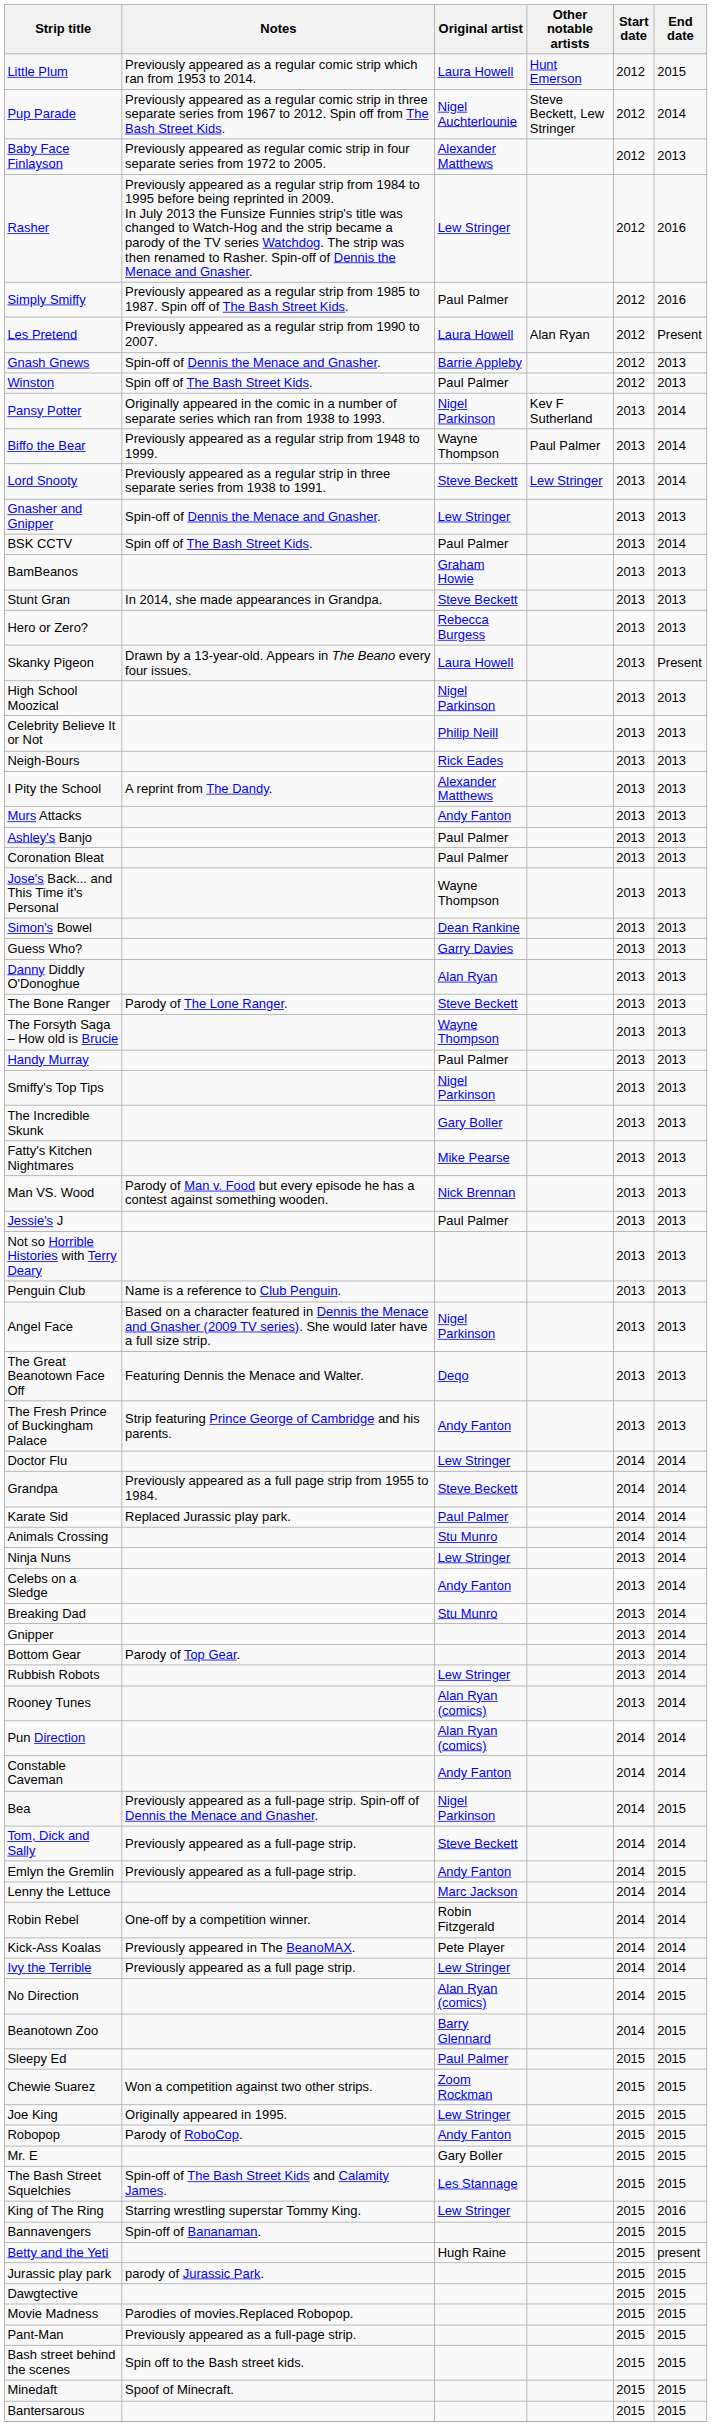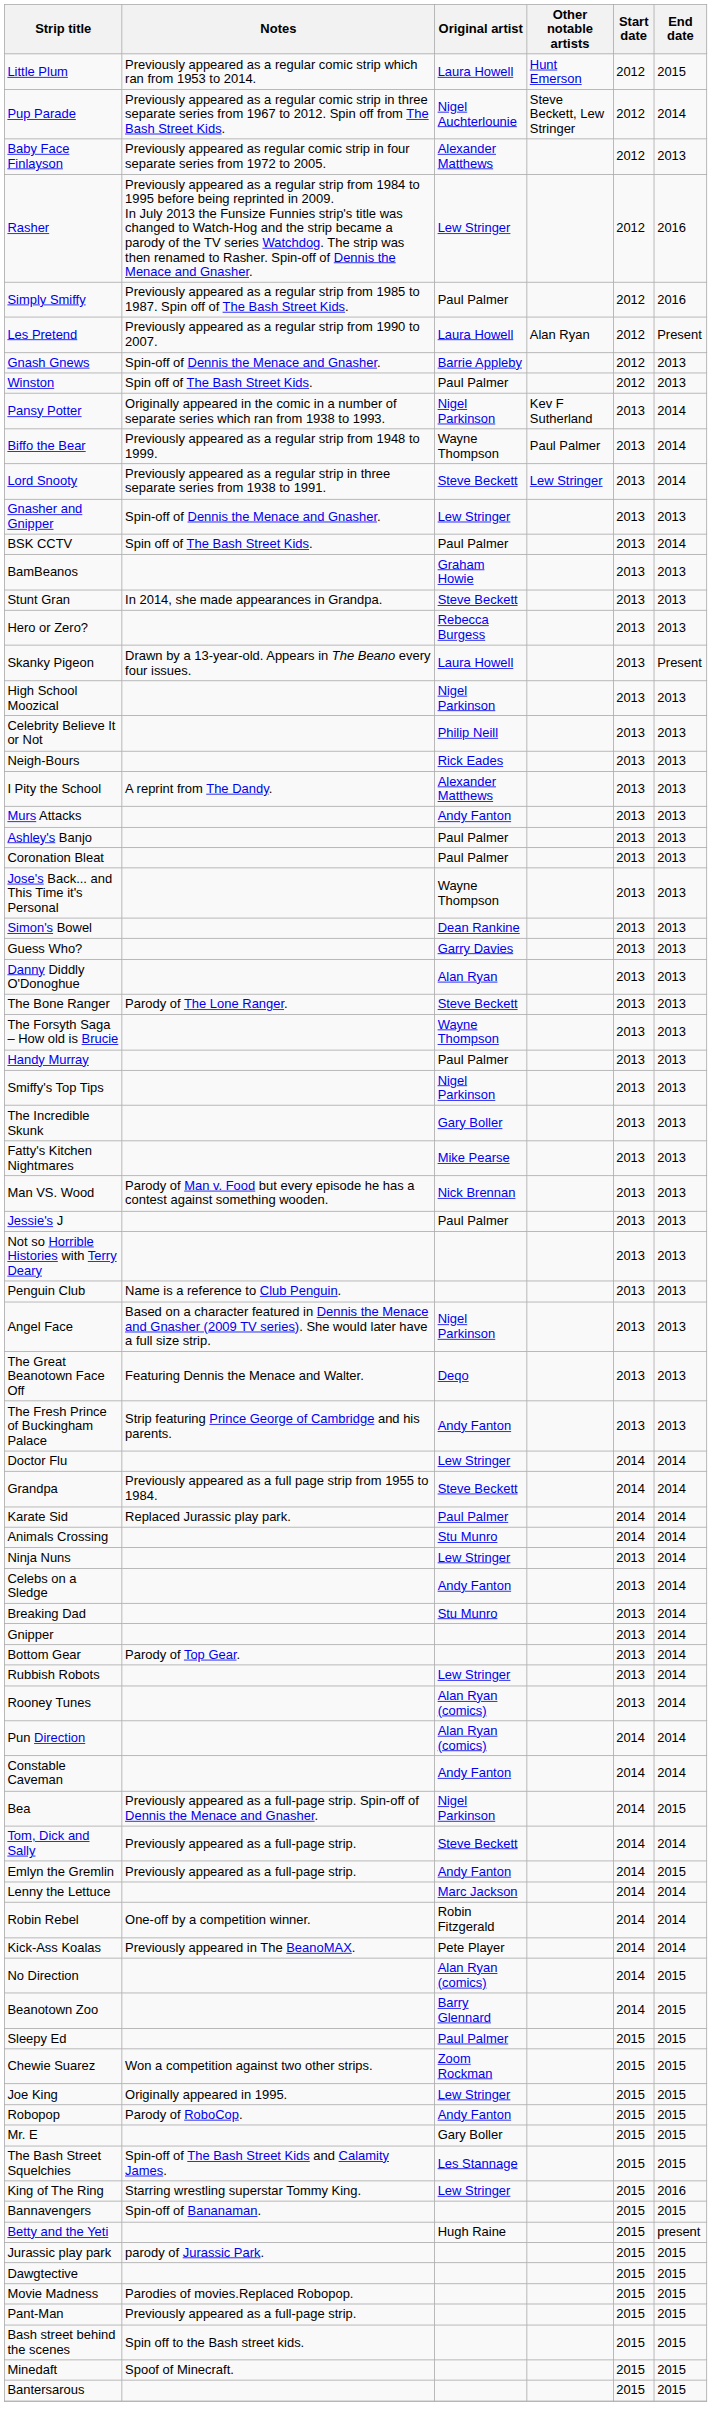- row: (49, 1968)
